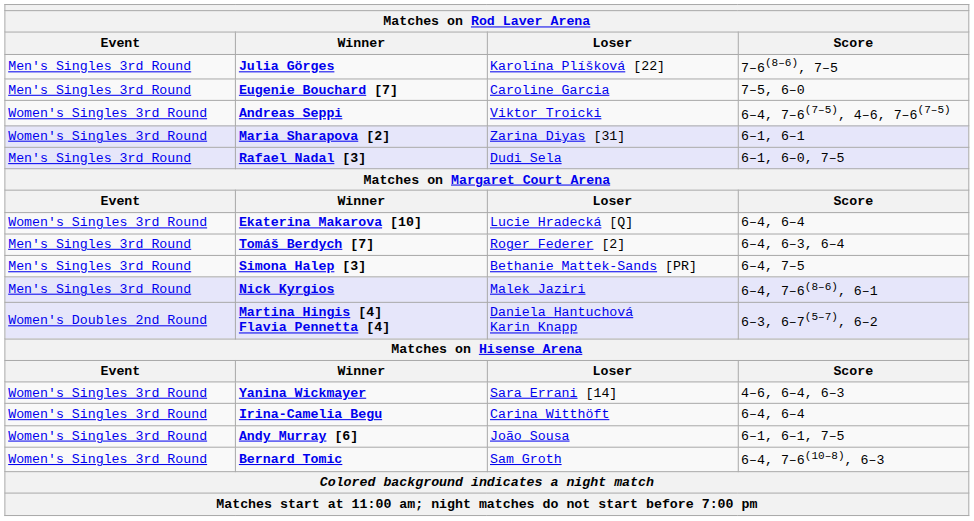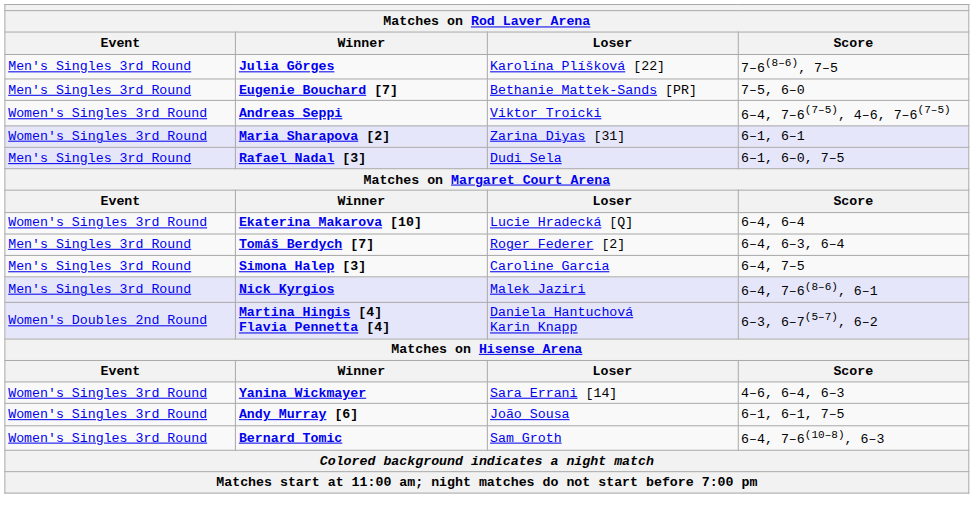(550, 90) Caroline Garcia -> (593, 90) Bethanie Mattek-Sands [PR]
(593, 266) Bethanie Mattek-Sands [PR] -> (550, 266) Caroline Garcia
- row: (311, 415)
